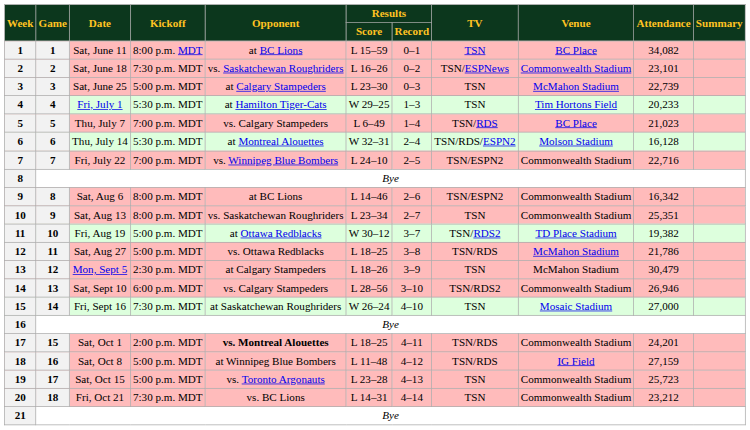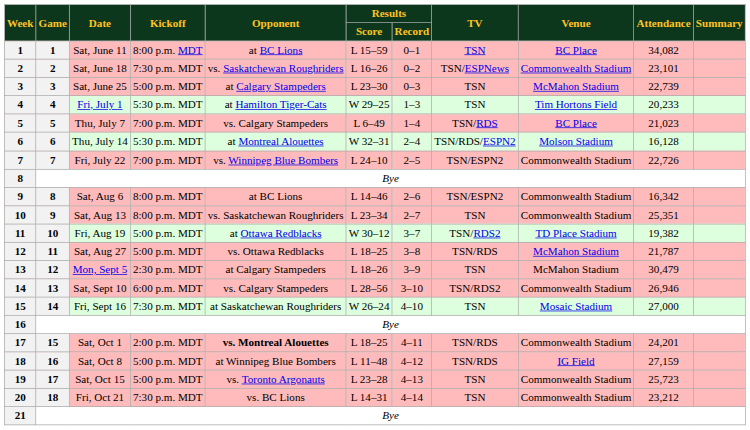(664, 160) 22,716 -> (664, 160) 22,726
(664, 251) 21,786 -> (664, 251) 21,787
